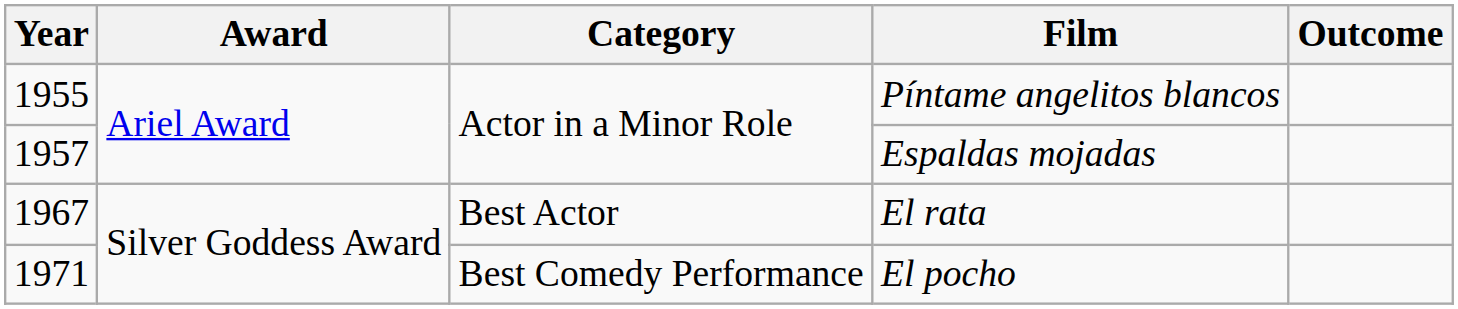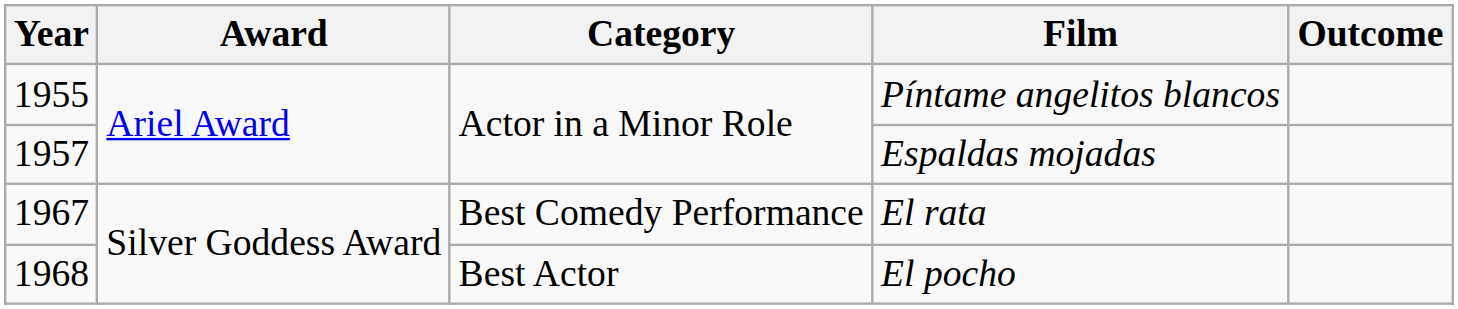(539, 213) Best Actor -> (661, 213) Best Comedy Performance
(51, 272) 1971 -> (51, 272) 1968
(661, 272) Best Comedy Performance -> (539, 272) Best Actor
